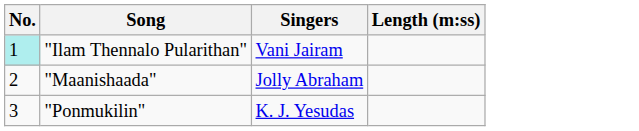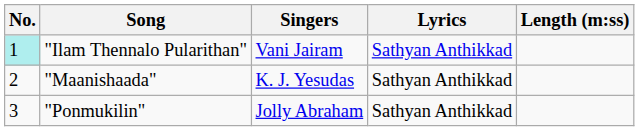+ column: (442, 19)
(309, 80) Jolly Abraham -> (305, 80) K. J. Yesudas
(305, 110) K. J. Yesudas -> (309, 110) Jolly Abraham
